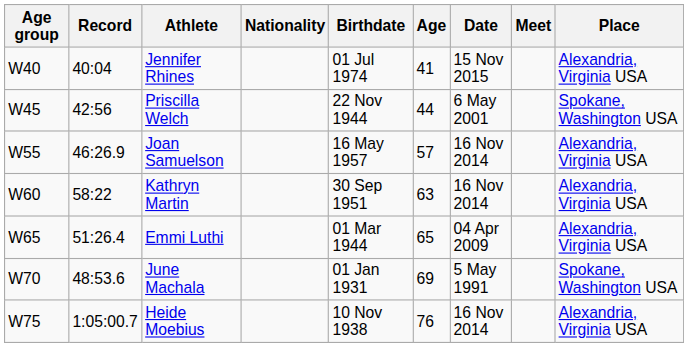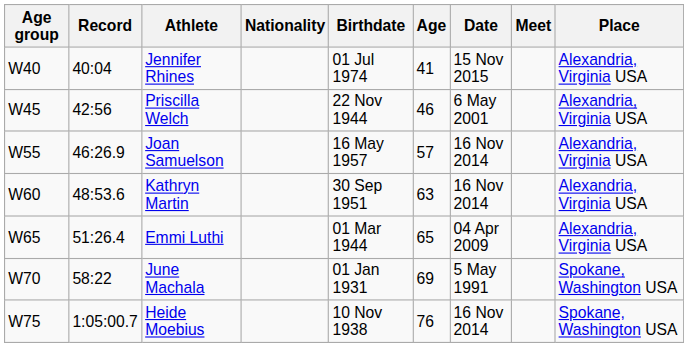(425, 111) 44 -> (425, 111) 46
(618, 111) Spokane, Washington USA -> (603, 111) Alexandria, Virginia USA
(92, 195) 58:22 -> (99, 195) 48:53.6
(99, 279) 48:53.6 -> (92, 279) 58:22
(603, 322) Alexandria, Virginia USA -> (618, 322) Spokane, Washington USA
